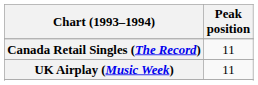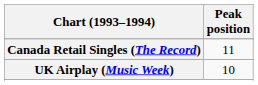(228, 69) 11 -> (228, 69) 10
